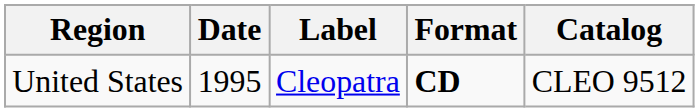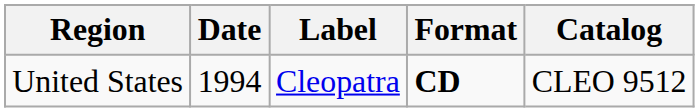(230, 80) 1995 -> (230, 80) 1994
